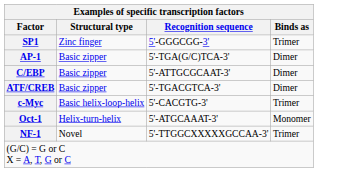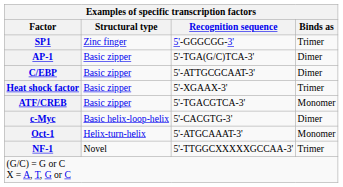+ row: (43, 88)
(285, 88) Dimer -> (317, 103) Monomer
(286, 103) Trimer -> (310, 118) Dimer
